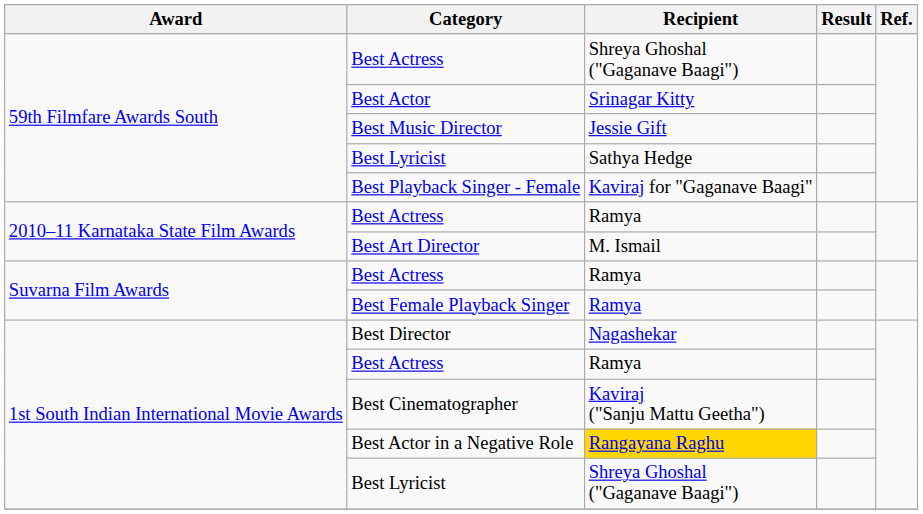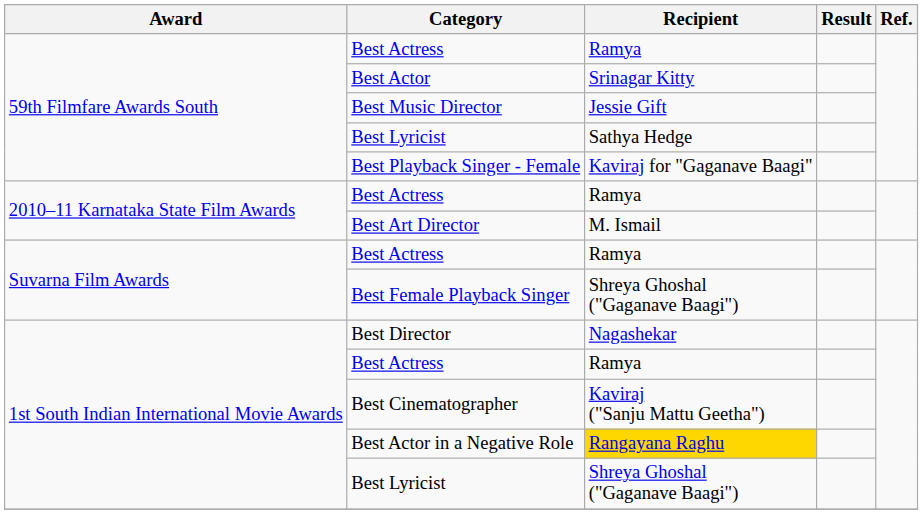(664, 59) Shreya Ghoshal ("Gaganave Baagi") -> (615, 48) Ramya
(615, 305) Ramya -> (664, 294) Shreya Ghoshal ("Gaganave Baagi")
